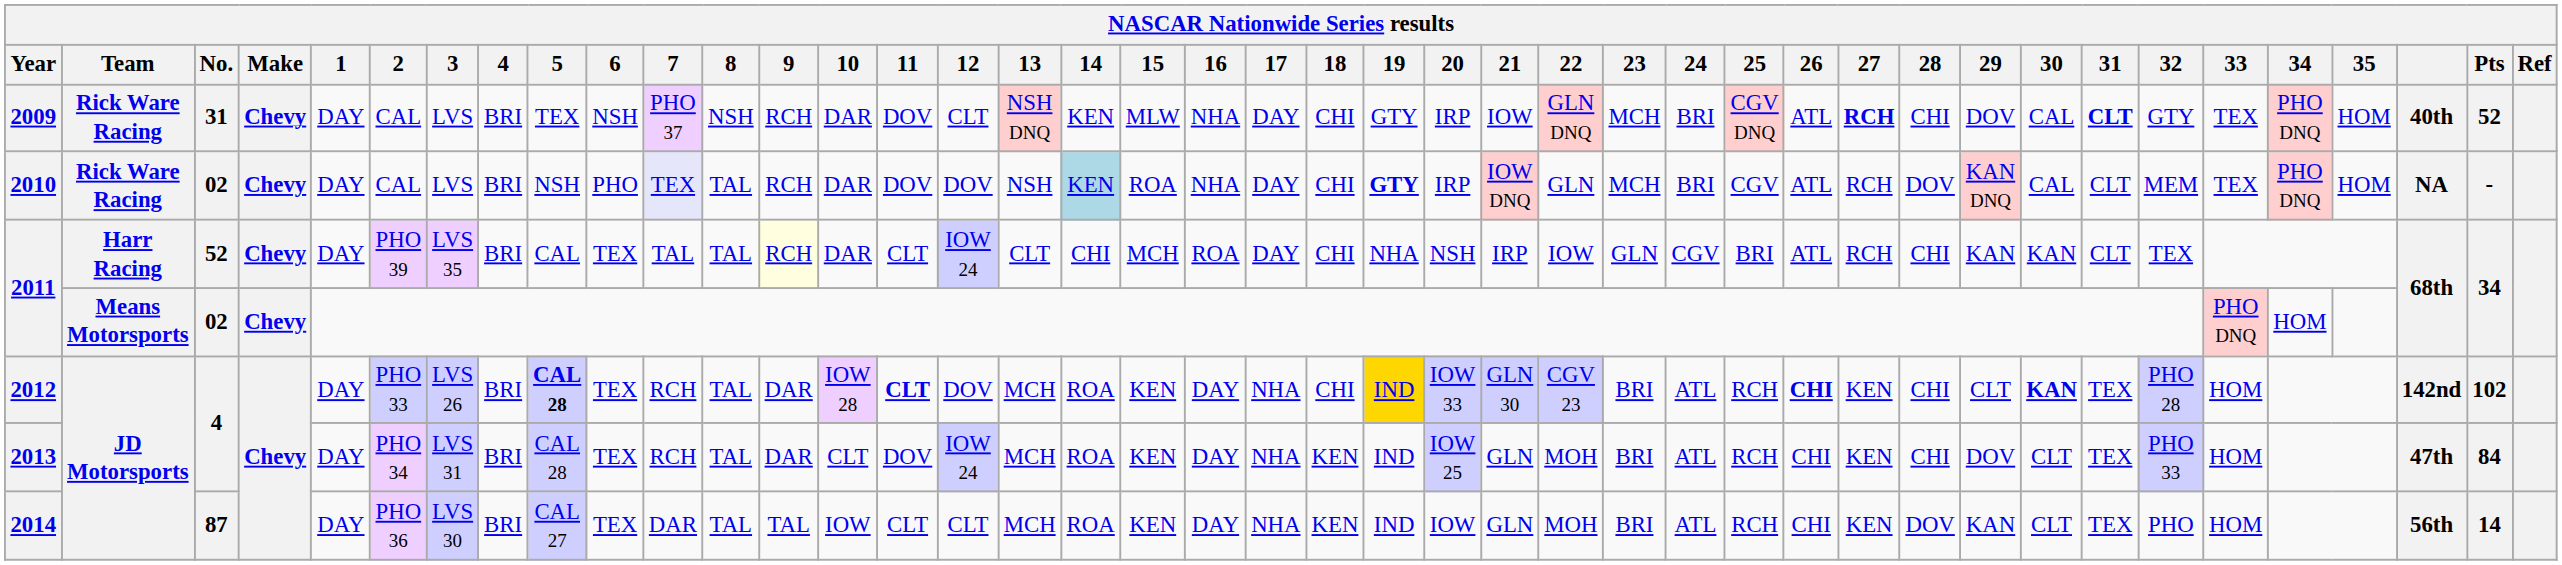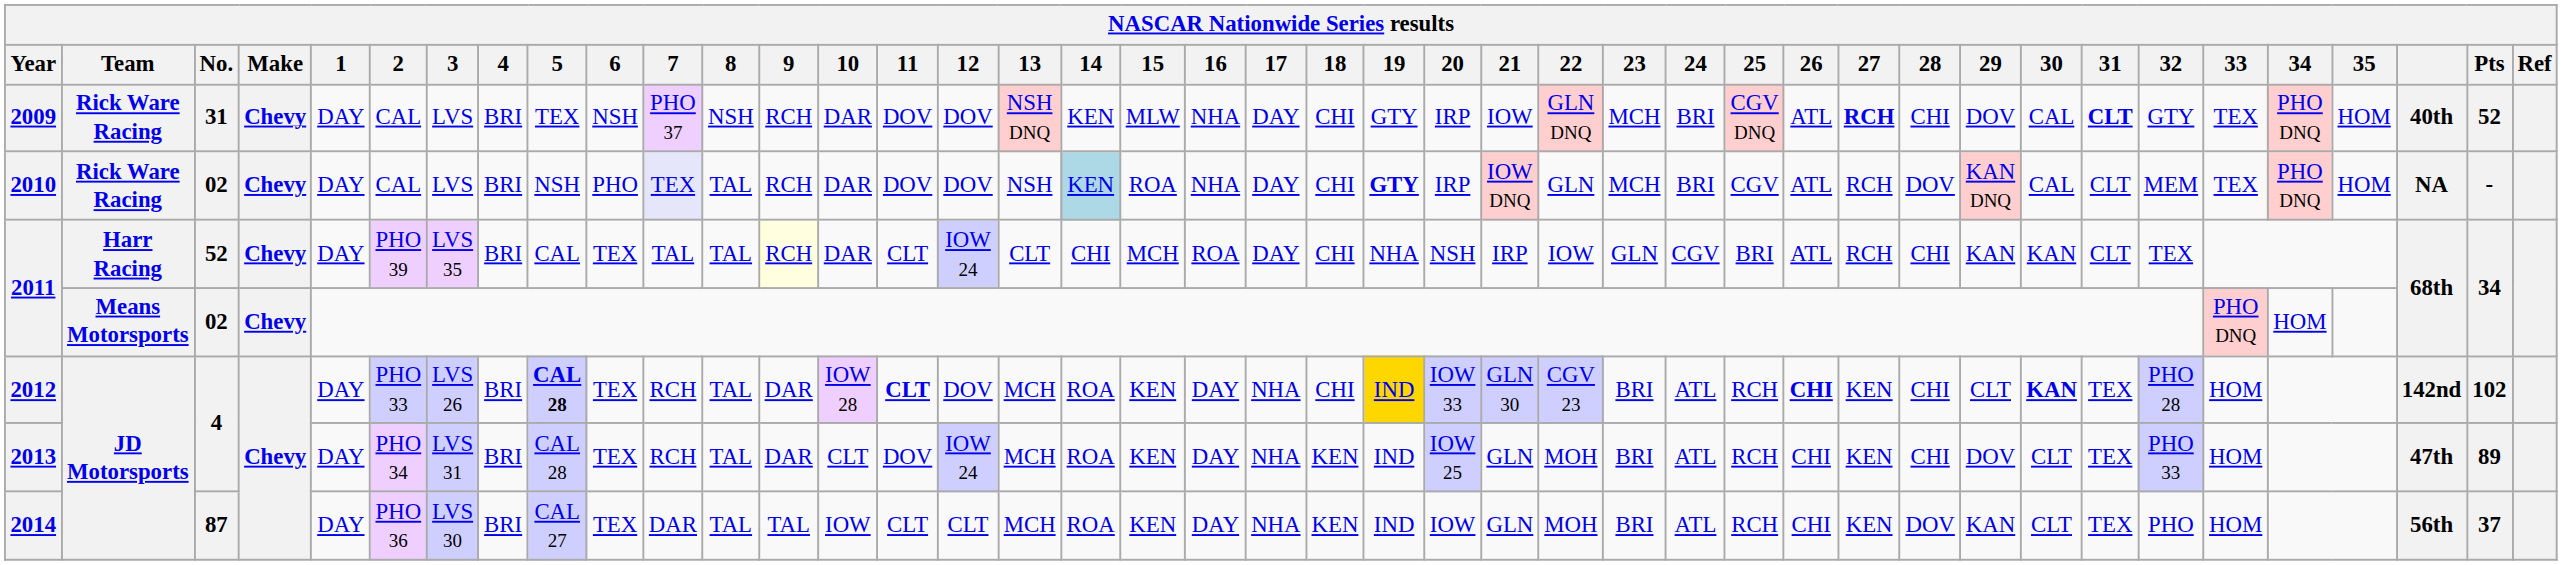(968, 117) CLT -> (968, 117) DOV
(2489, 457) 84 -> (2489, 457) 89
(2489, 525) 14 -> (2489, 525) 37
